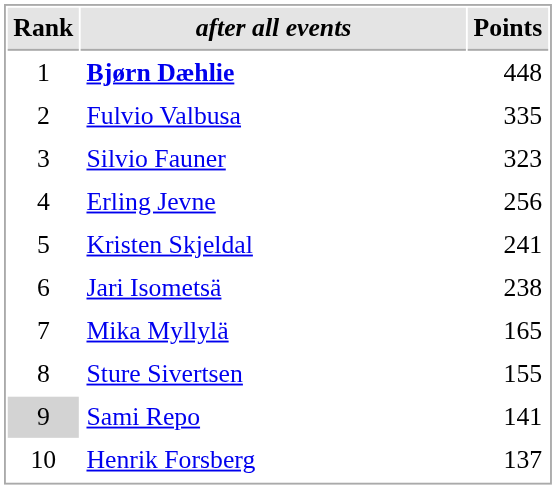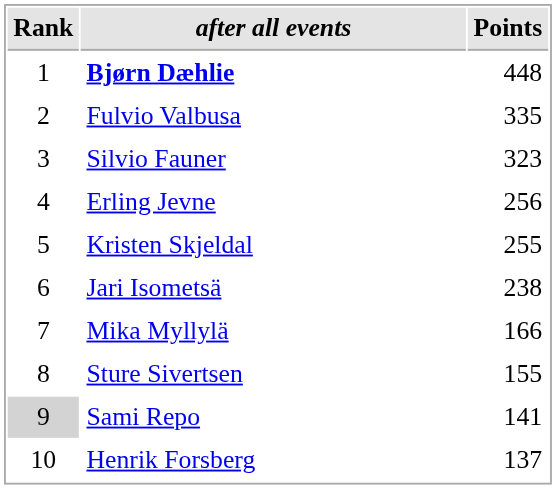(523, 244) 241 -> (523, 244) 255
(523, 330) 165 -> (523, 330) 166
